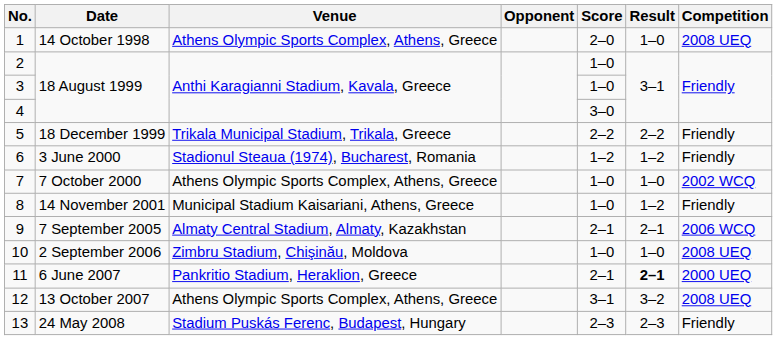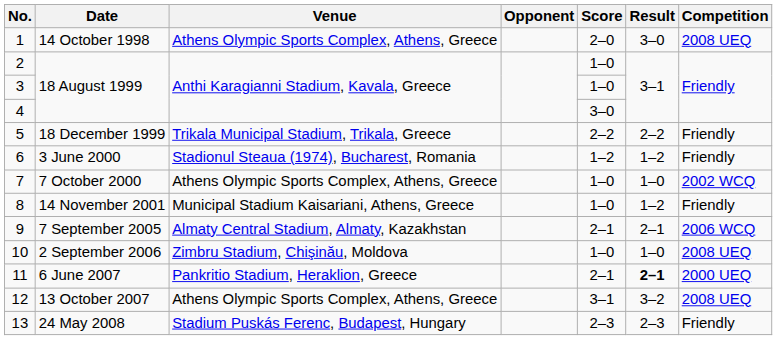(652, 39) 1–0 -> (652, 39) 3–0
